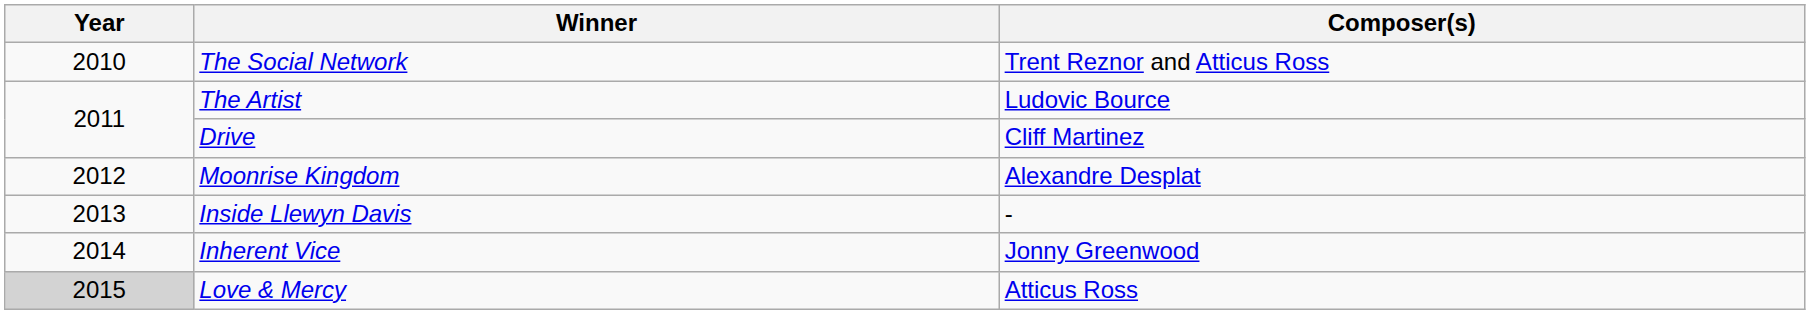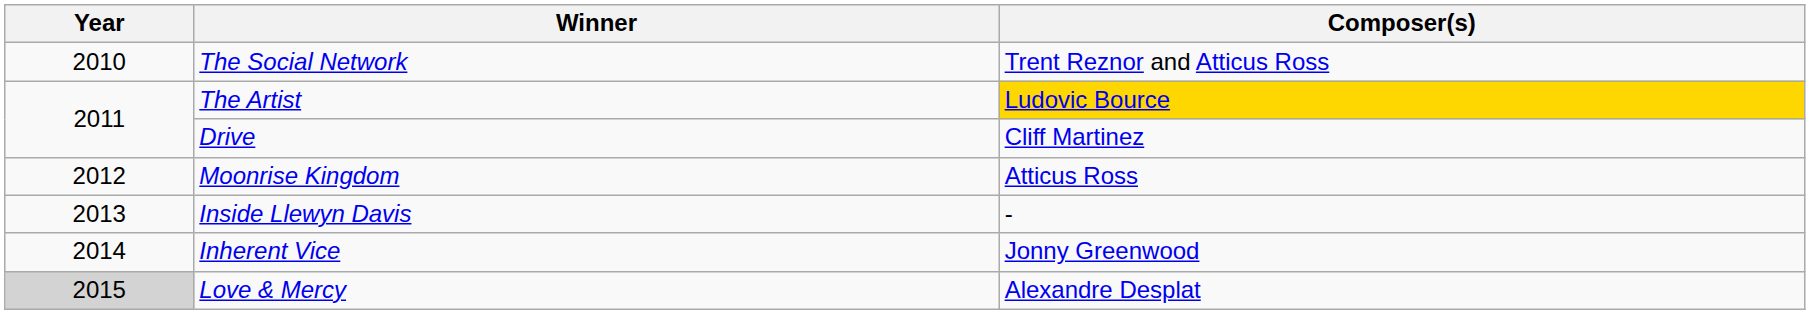(1087, 99) no background -> (1087, 99) gold background
(1103, 175) Alexandre Desplat -> (1071, 175) Atticus Ross
(1071, 289) Atticus Ross -> (1103, 289) Alexandre Desplat
